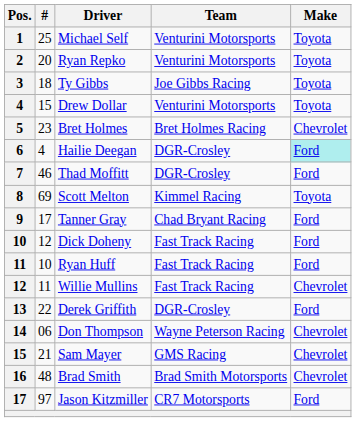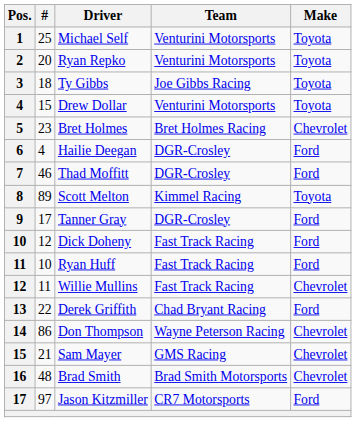(306, 151) paleturquoise background -> (306, 151) no background
(45, 196) 69 -> (45, 196) 89
(210, 218) Chad Bryant Racing -> (192, 218) DGR-Crosley
(192, 309) DGR-Crosley -> (210, 309) Chad Bryant Racing
(45, 331) 06 -> (45, 331) 86
